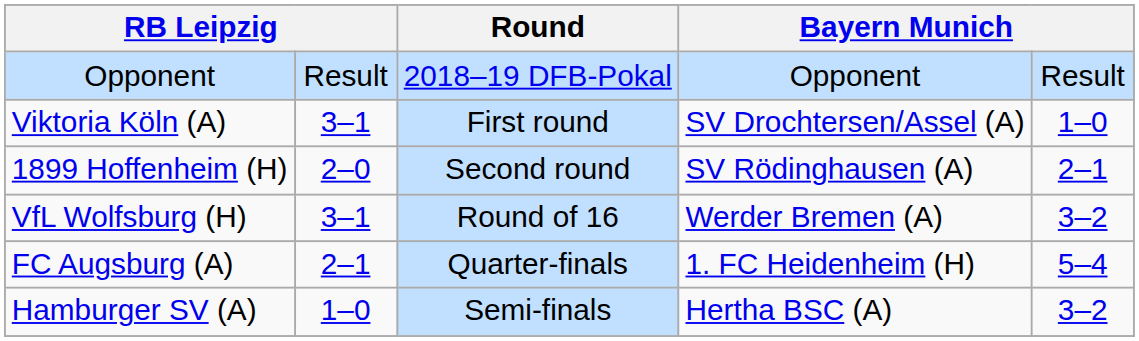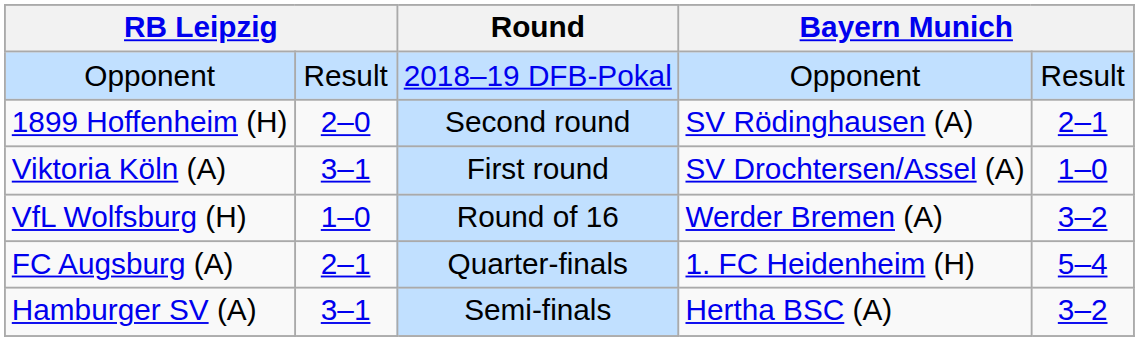rows swapped: (119, 122) <-> (150, 169)
(346, 216) 3–1 -> (346, 216) 1–0
(346, 311) 1–0 -> (346, 311) 3–1
